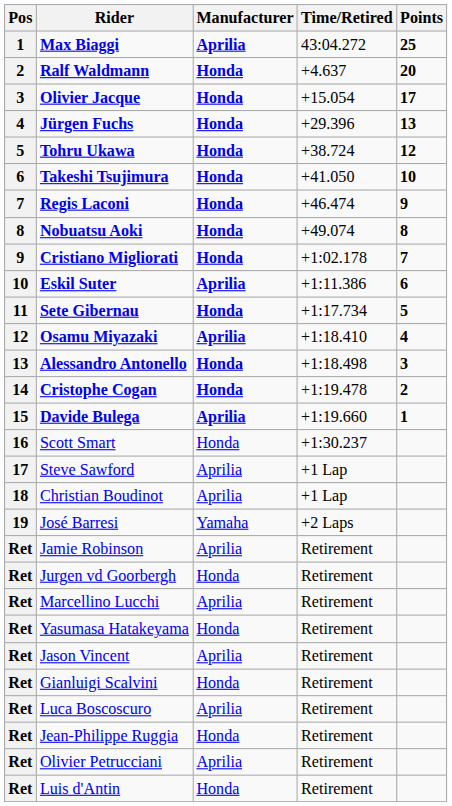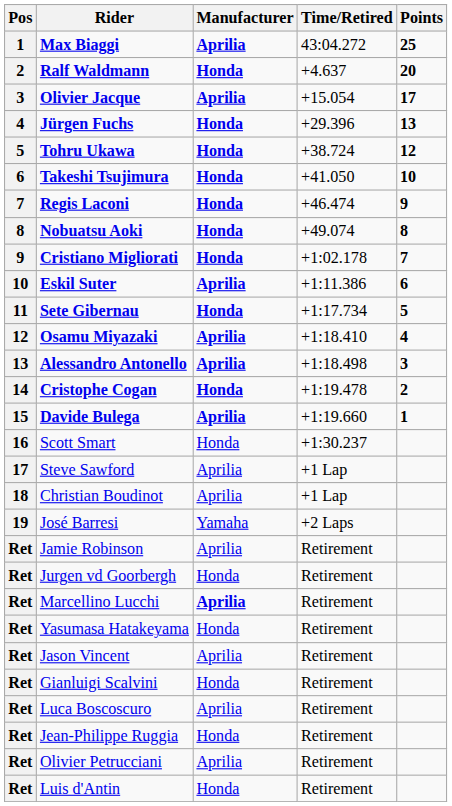(220, 97) Honda -> (221, 97) Aprilia
(220, 363) Honda -> (221, 363) Aprilia
(219, 602) normal -> (221, 602) bold
